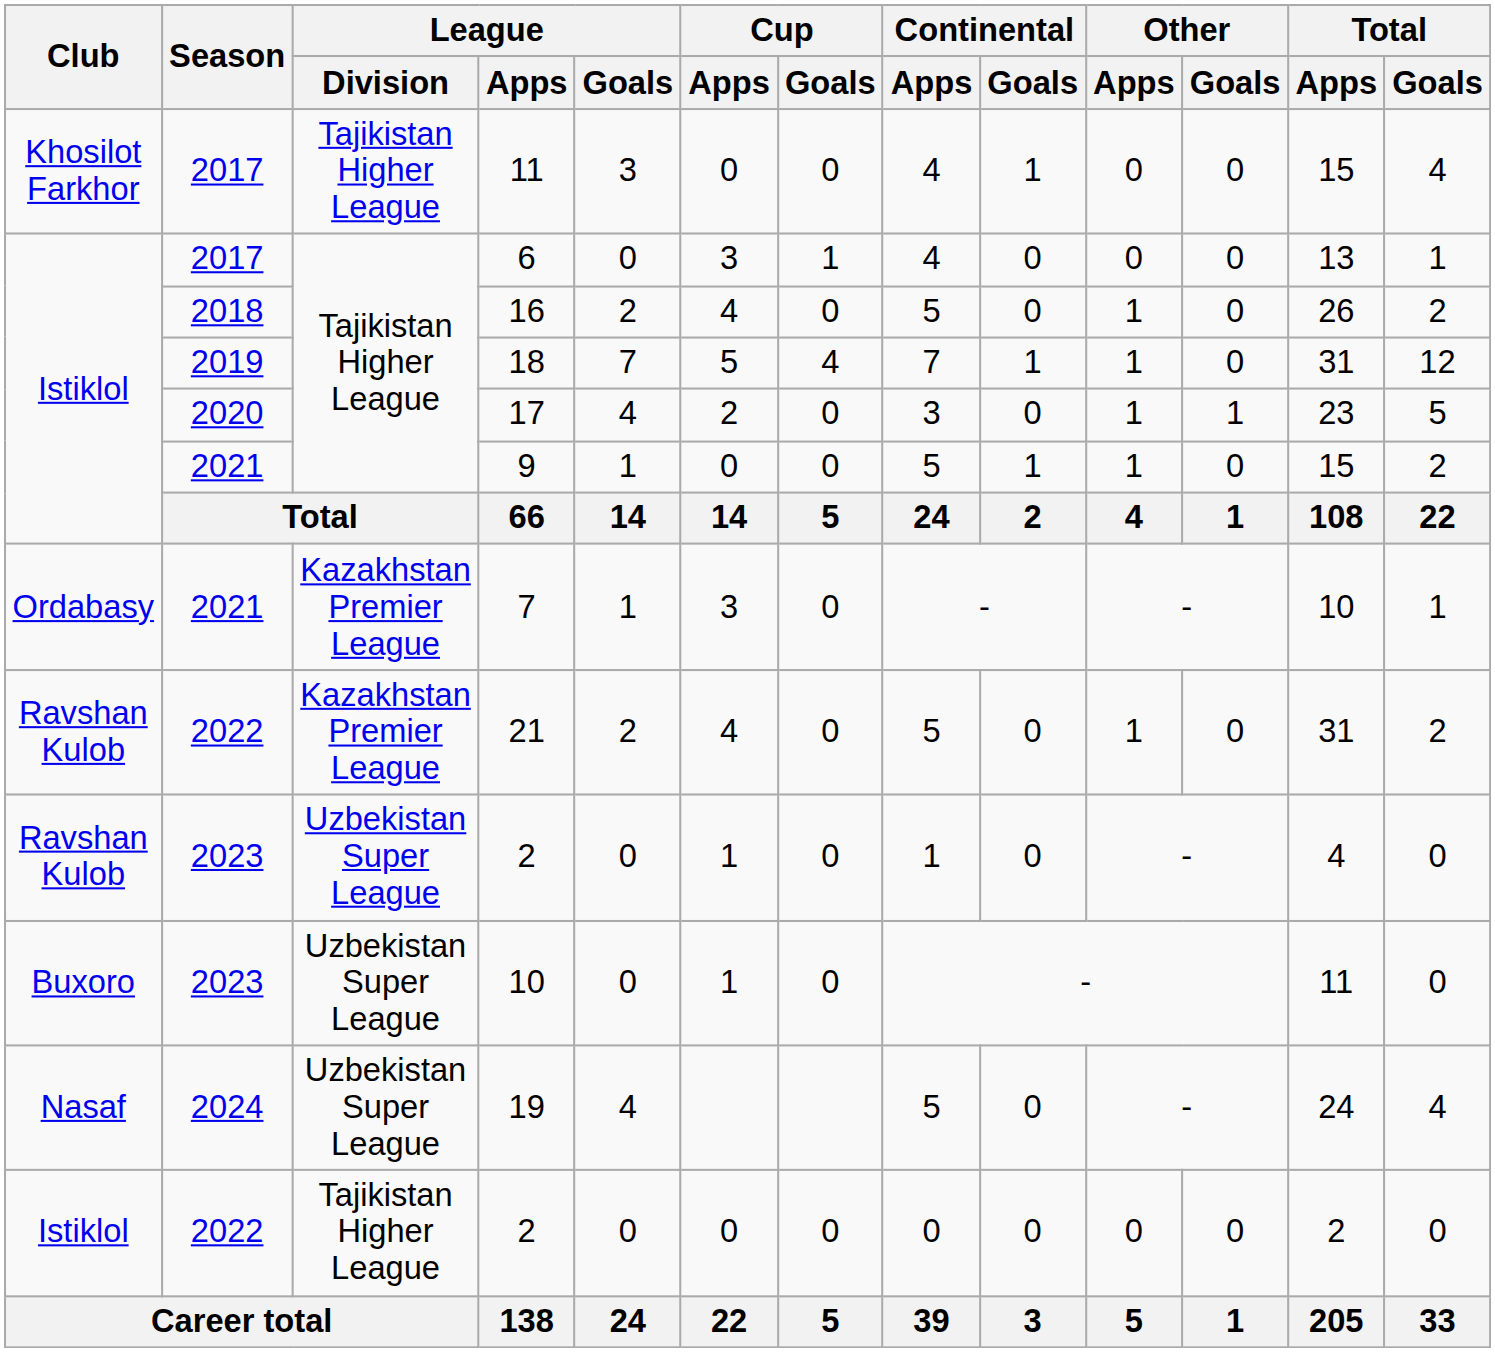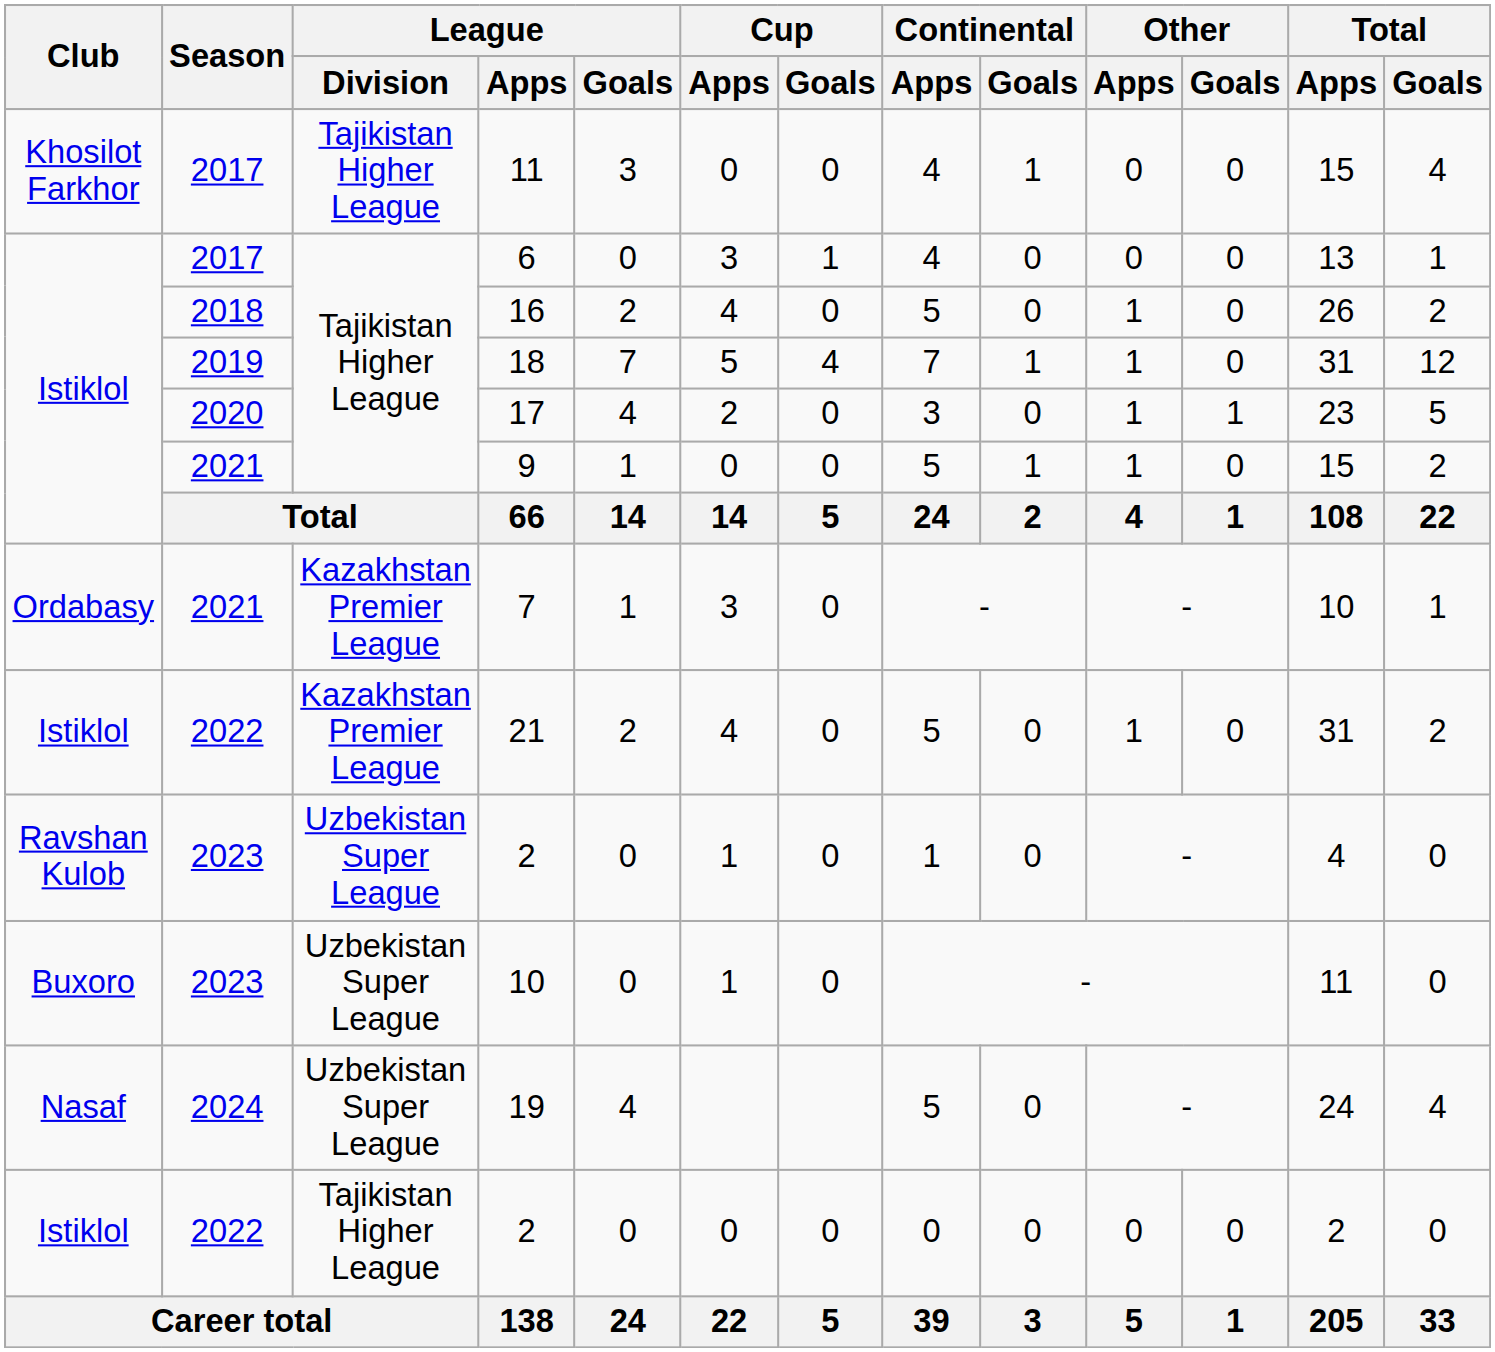(83, 731) Ravshan Kulob -> (83, 731) Istiklol
